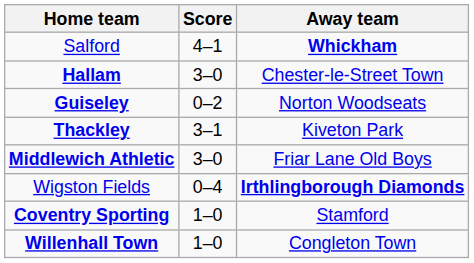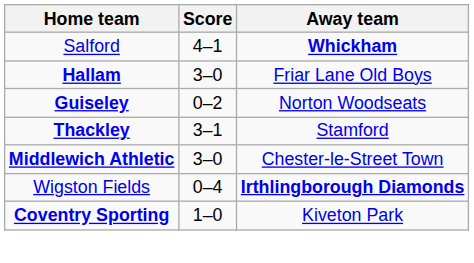(353, 74) Chester-le-Street Town -> (353, 74) Friar Lane Old Boys
(353, 131) Kiveton Park -> (353, 131) Stamford
(353, 159) Friar Lane Old Boys -> (353, 159) Chester-le-Street Town
(353, 215) Stamford -> (353, 215) Kiveton Park
- row: (92, 243)
